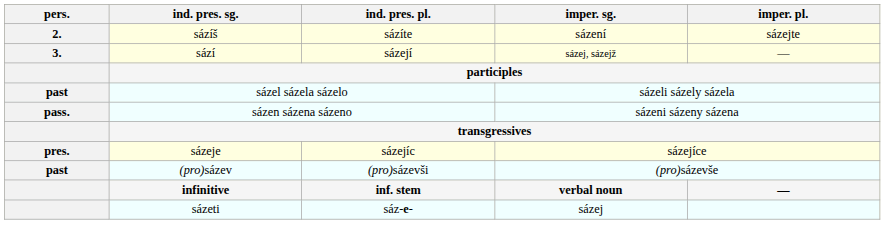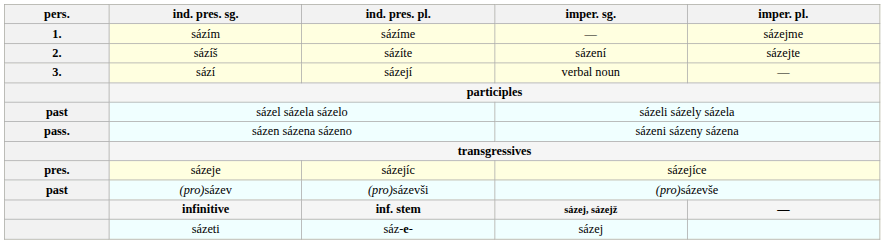+ row: (206, 33)
(591, 54) sázej, sázejž -> (591, 72) verbal noun
(591, 190) verbal noun -> (591, 210) sázej, sázejž
